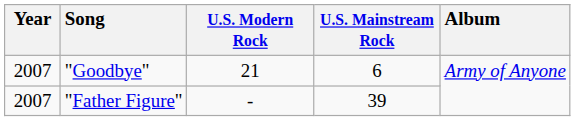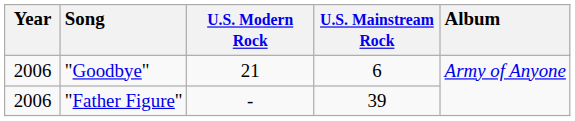(33, 70) 2007 -> (33, 70) 2006
(33, 100) 2007 -> (33, 100) 2006
